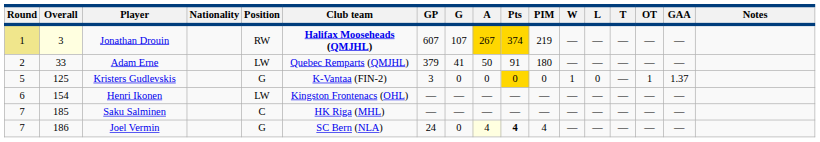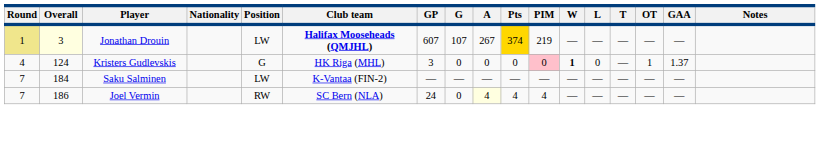(262, 40) RW -> (262, 40) LW
(487, 40) gold background -> (487, 40) no background
- row: (135, 62)
(22, 79) 5 -> (22, 62) 4
(61, 79) 125 -> (61, 62) 124
(350, 79) K-Vantaa (FIN-2) -> (350, 62) HK Riga (MHL)
(515, 79) gold background -> (515, 62) no background
(544, 79) no background -> (544, 62) pink background
(572, 79) normal -> (572, 62) bold
- row: (135, 95)
(61, 112) 185 -> (61, 79) 184
(262, 112) C -> (262, 79) LW
(350, 112) HK Riga (MHL) -> (350, 79) K-Vantaa (FIN-2)
(262, 128) G -> (262, 95) RW
(515, 128) bold -> (515, 95) normal
